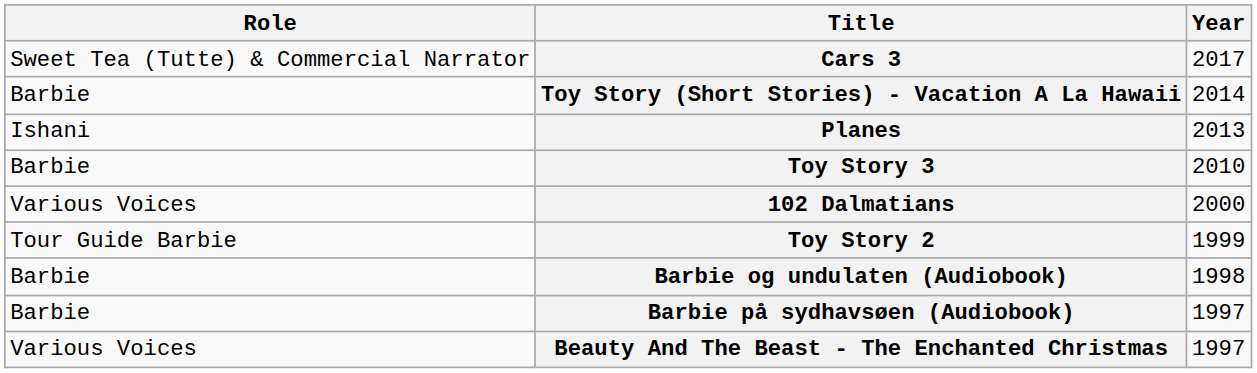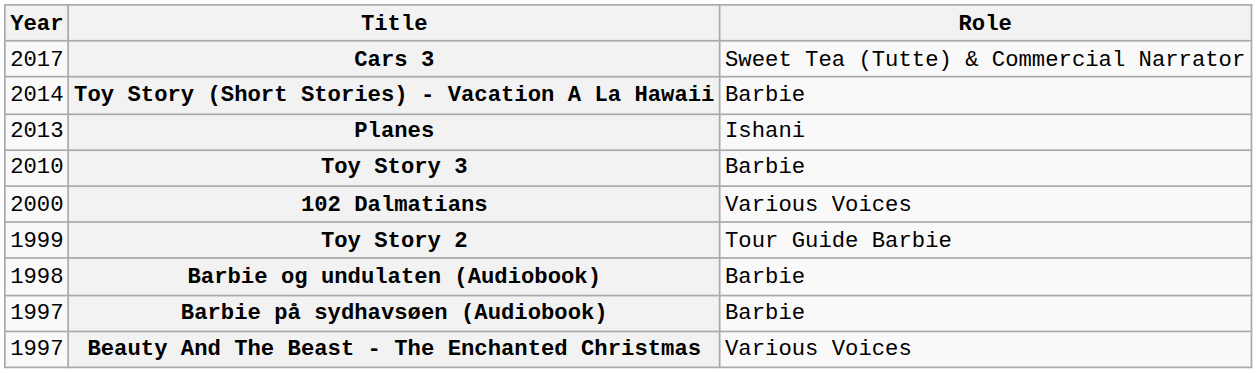columns swapped: (1219, 23) <-> (270, 23)
